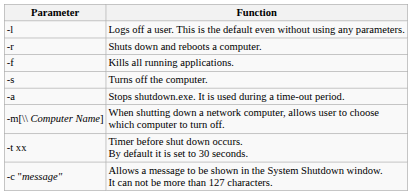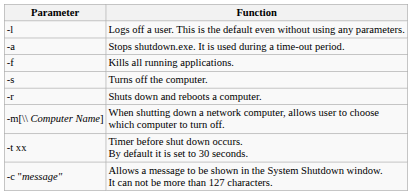rows swapped: (226, 96) <-> (185, 46)
